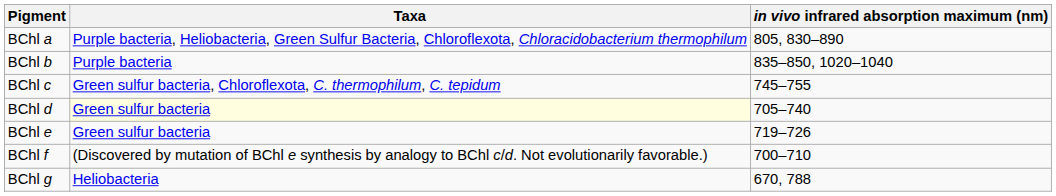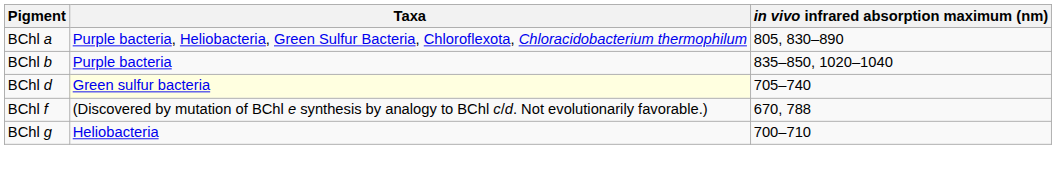- row: (30, 86)
- row: (30, 132)
(782, 156) 700–710 -> (782, 109) 670, 788
(782, 179) 670, 788 -> (782, 132) 700–710
